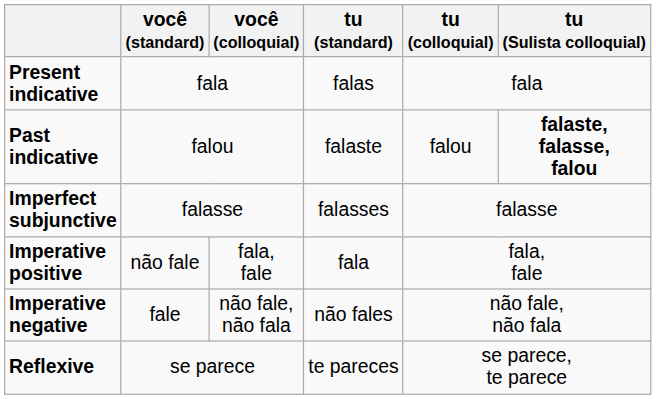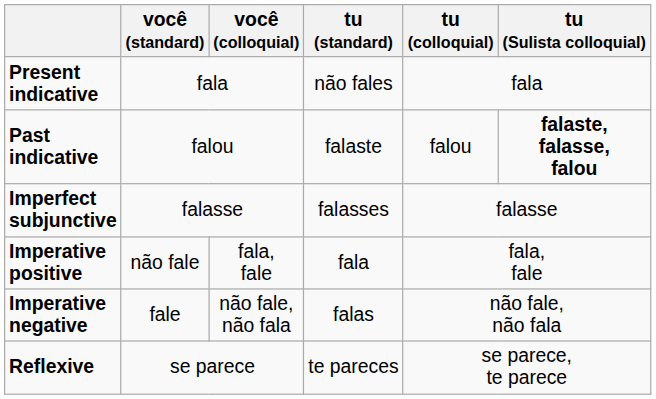(353, 83) falas -> (354, 83) não fales
(354, 314) não fales -> (353, 314) falas
